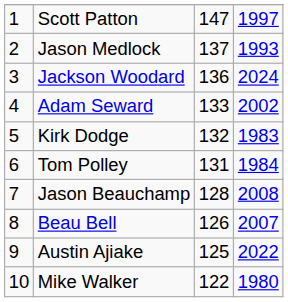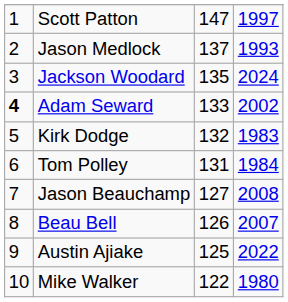(214, 77) 136 -> (214, 77) 135
(14, 106) normal -> (14, 106) bold
(214, 194) 128 -> (214, 194) 127
